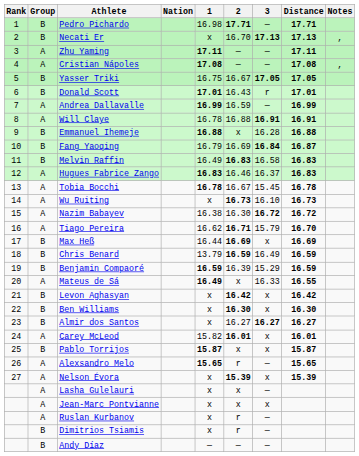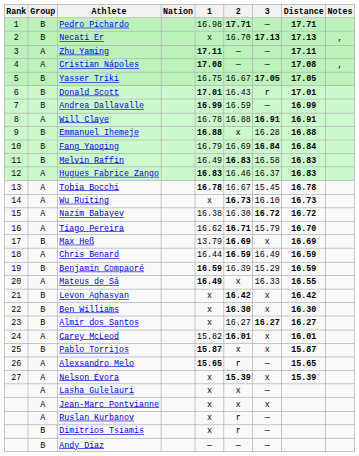(43, 106) A -> (43, 106) B
(304, 147) 16.87 -> (304, 147) 16.84
(209, 242) 16.44 -> (209, 242) 13.79
(43, 255) B -> (43, 255) A
(209, 255) 13.79 -> (209, 255) 16.44
